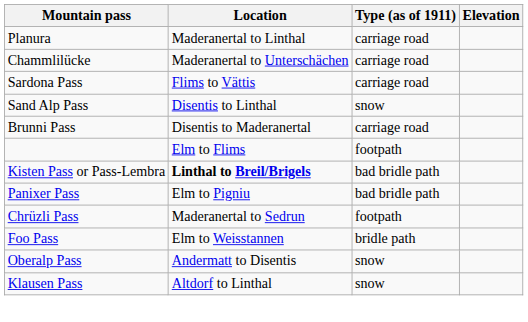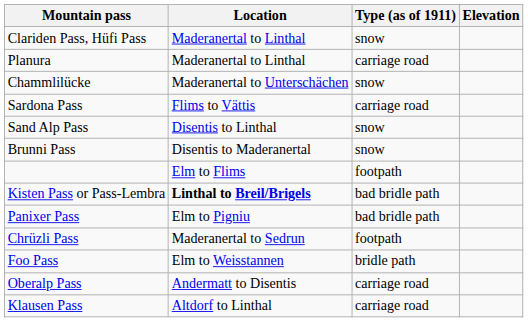+ row: (77, 37)
(392, 60) carriage road -> (370, 82) snow
(392, 127) carriage road -> (370, 149) snow
(370, 261) snow -> (392, 283) carriage road
(370, 283) snow -> (392, 305) carriage road
